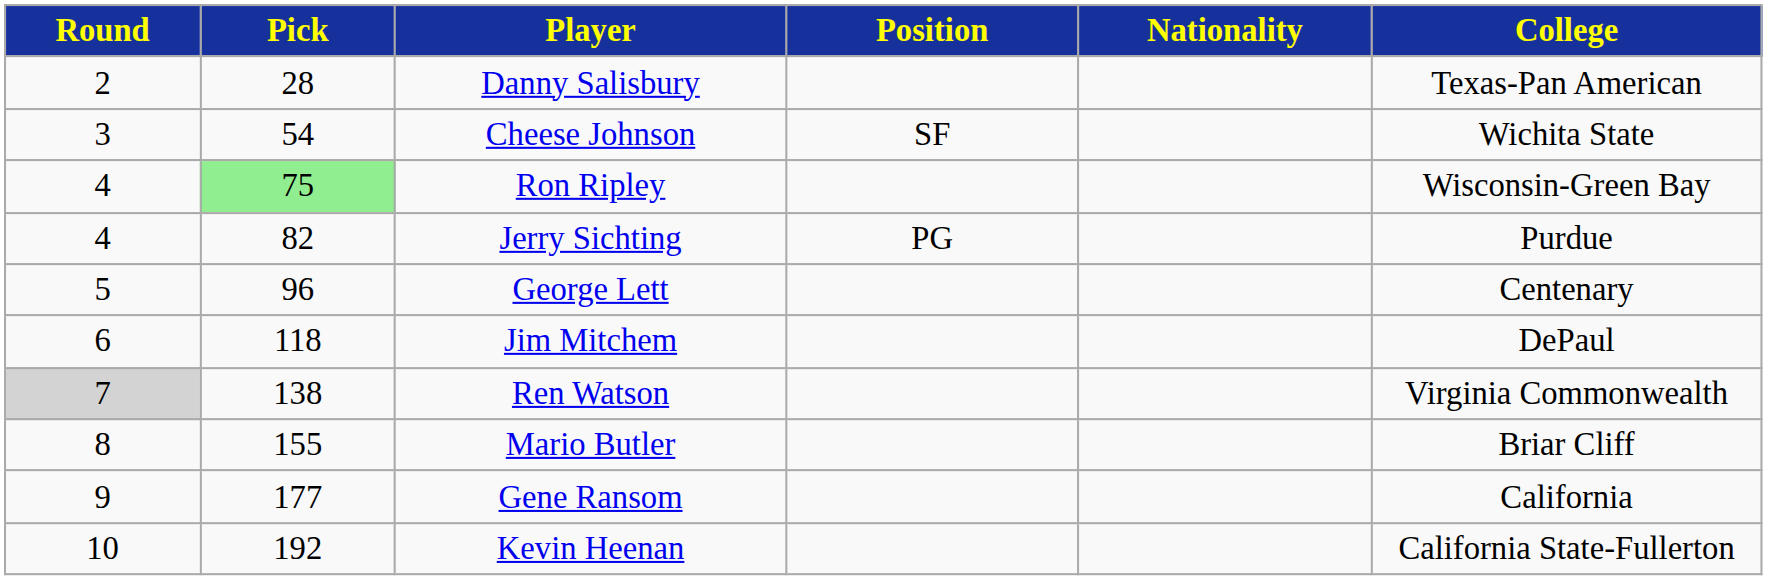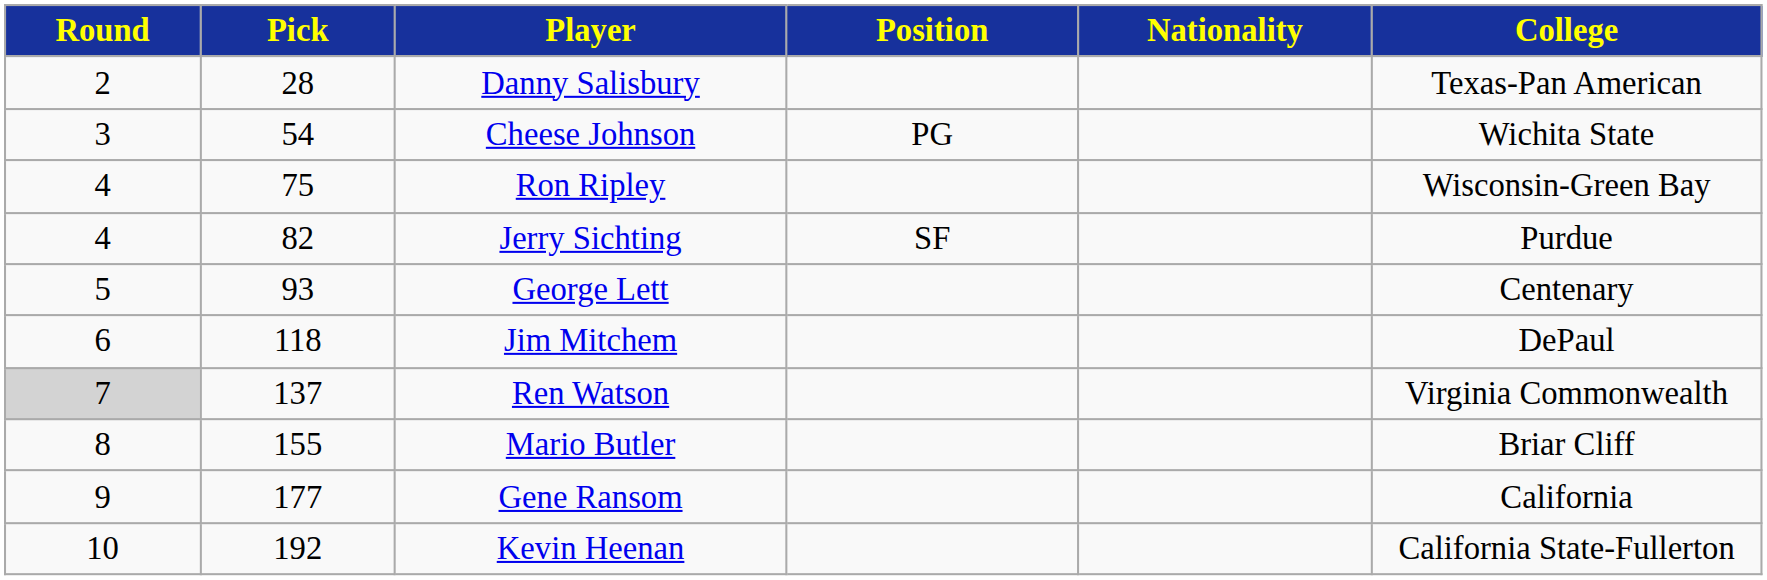(932, 133) SF -> (932, 133) PG
(298, 185) lightgreen background -> (298, 185) no background
(932, 237) PG -> (932, 237) SF
(298, 289) 96 -> (298, 289) 93
(298, 392) 138 -> (298, 392) 137
